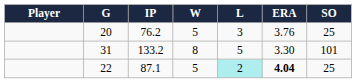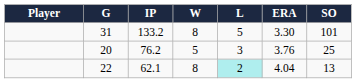rows swapped: (106, 50) <-> (106, 31)
(151, 68) 87.1 -> (151, 68) 62.1
(195, 68) 5 -> (195, 68) 8
(284, 68) bold -> (284, 68) normal
(329, 68) 25 -> (329, 68) 13
